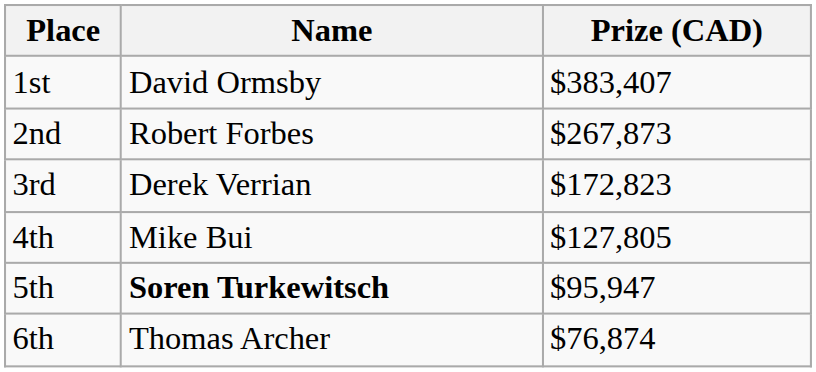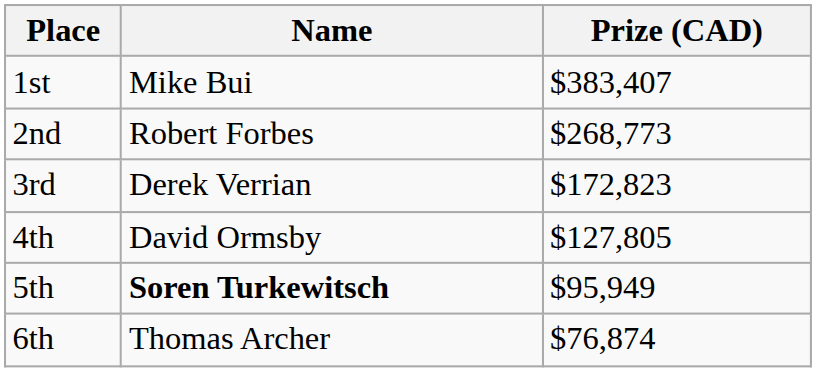(225, 81) David Ormsby -> (191, 81) Mike Bui
(611, 133) $267,873 -> (611, 133) $268,773
(191, 236) Mike Bui -> (225, 236) David Ormsby
(603, 287) $95,947 -> (603, 287) $95,949
